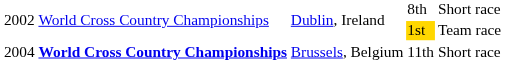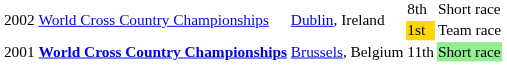(19, 51) 2004 -> (19, 51) 2001
(469, 51) no background -> (469, 51) lightgreen background
